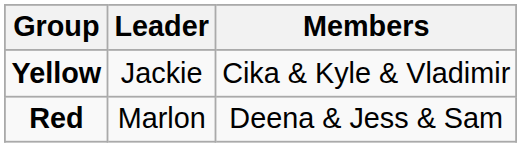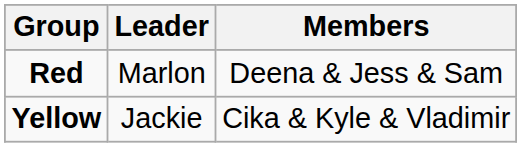rows swapped: (56, 73) <-> (56, 118)
